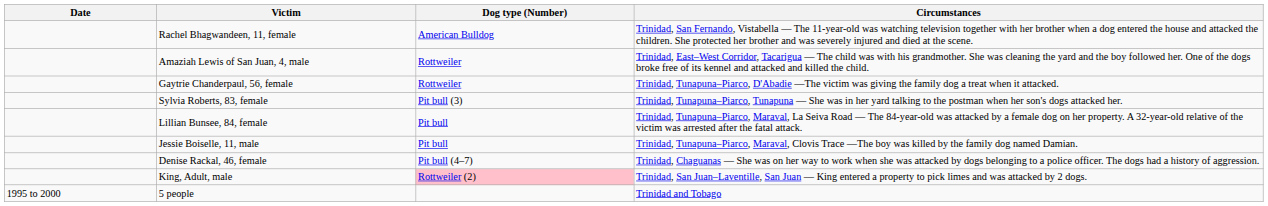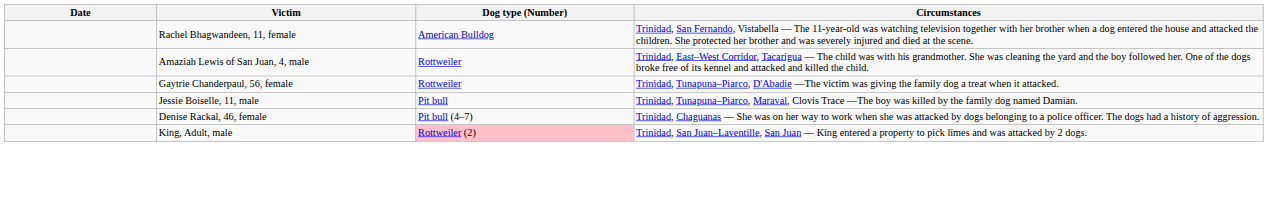- row: (213, 100)
- row: (213, 122)
- row: (176, 193)
